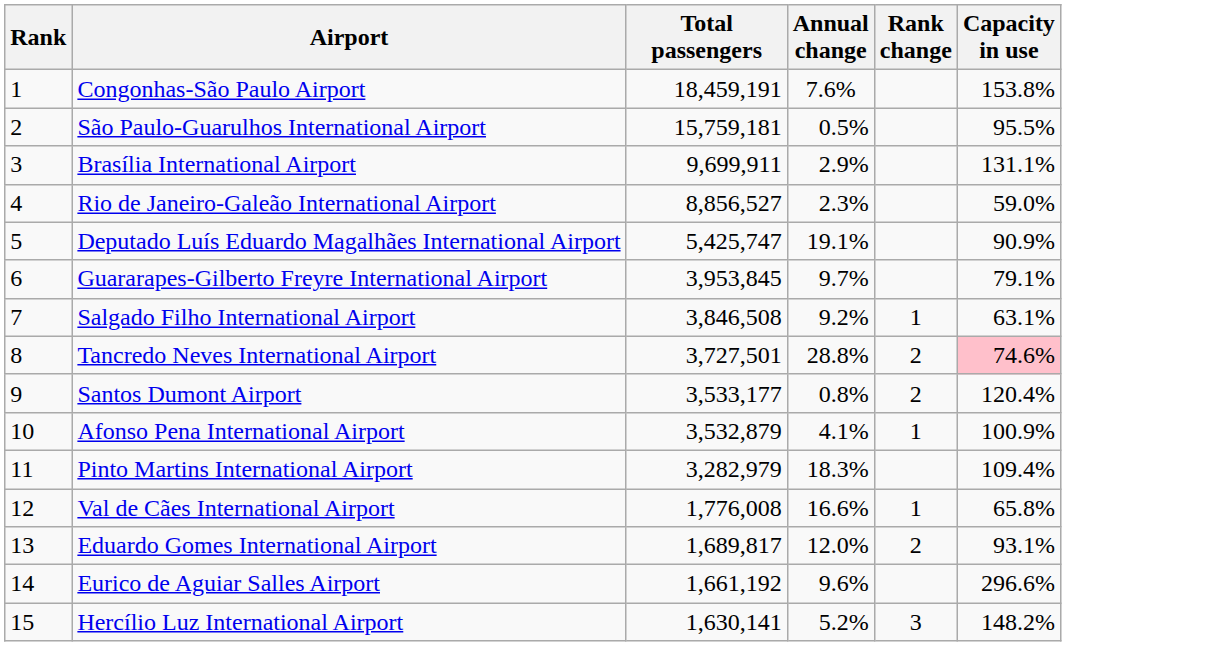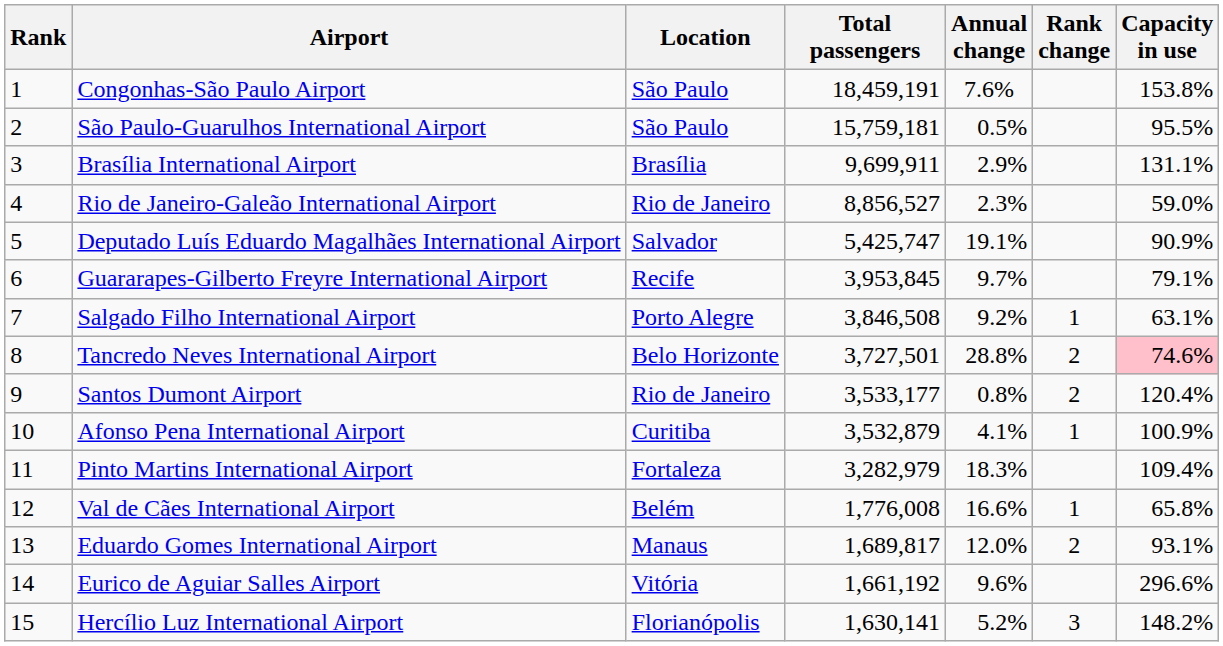+ column: (705, 37)
